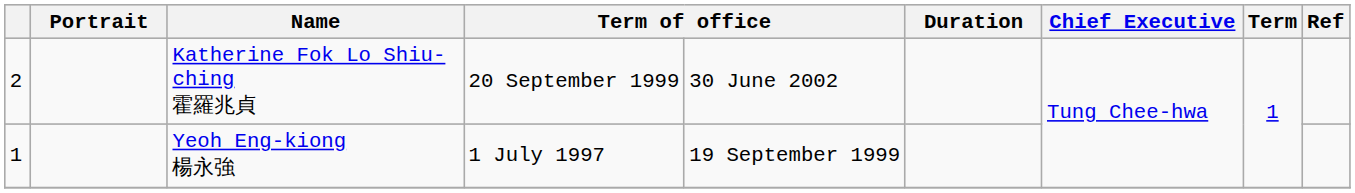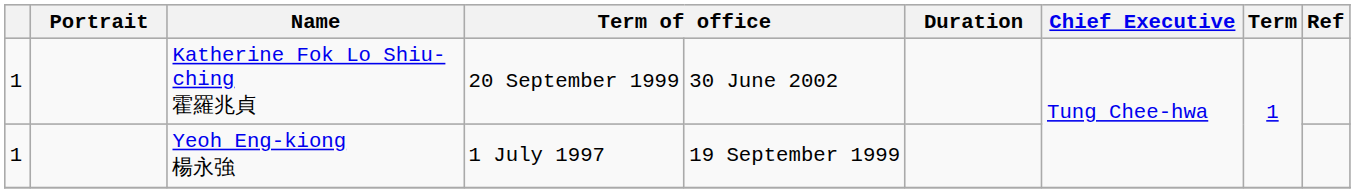(16, 82) 2 -> (16, 82) 1
